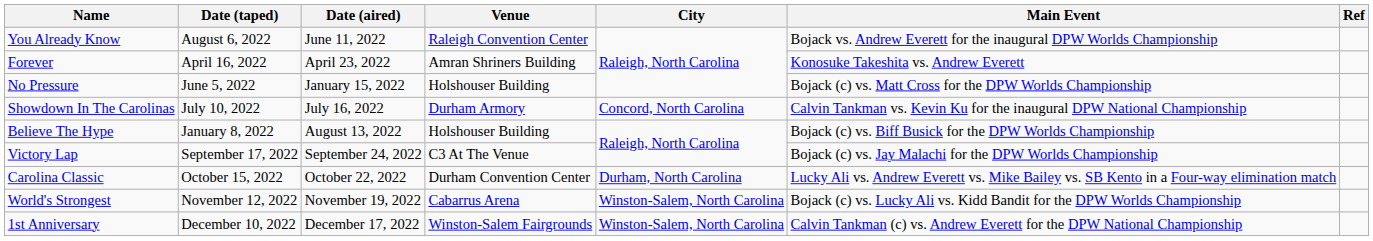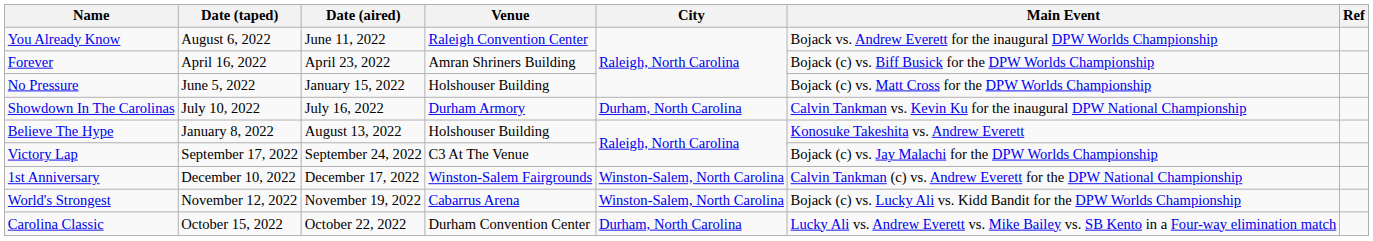(907, 62) Konosuke Takeshita vs. Andrew Everett -> (972, 62) Bojack (c) vs. Biff Busick for the DPW Worlds Championship
(671, 108) Concord, North Carolina -> (670, 108) Durham, North Carolina
(972, 131) Bojack (c) vs. Biff Busick for the DPW Worlds Championship -> (907, 131) Konosuke Takeshita vs. Andrew Everett
rows swapped: (56, 177) <-> (54, 223)
